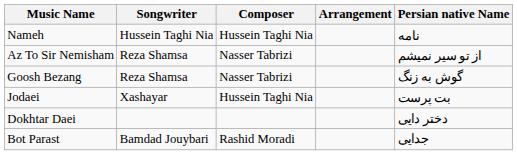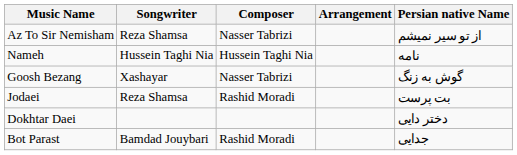rows swapped: (61, 55) <-> (26, 34)
(154, 76) Reza Shamsa -> (144, 76) Xashayar
(144, 97) Xashayar -> (154, 97) Reza Shamsa
(266, 97) Hussein Taghi Nia -> (257, 97) Rashid Moradi
